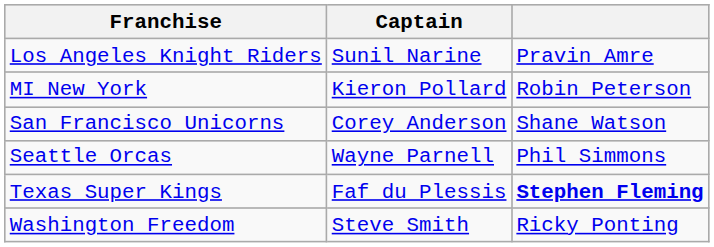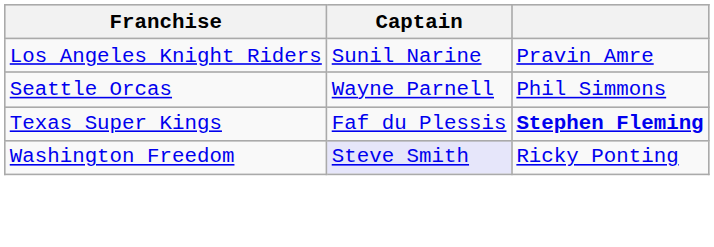- row: (78, 90)
- row: (147, 123)
(400, 225) no background -> (400, 157) lavender background
